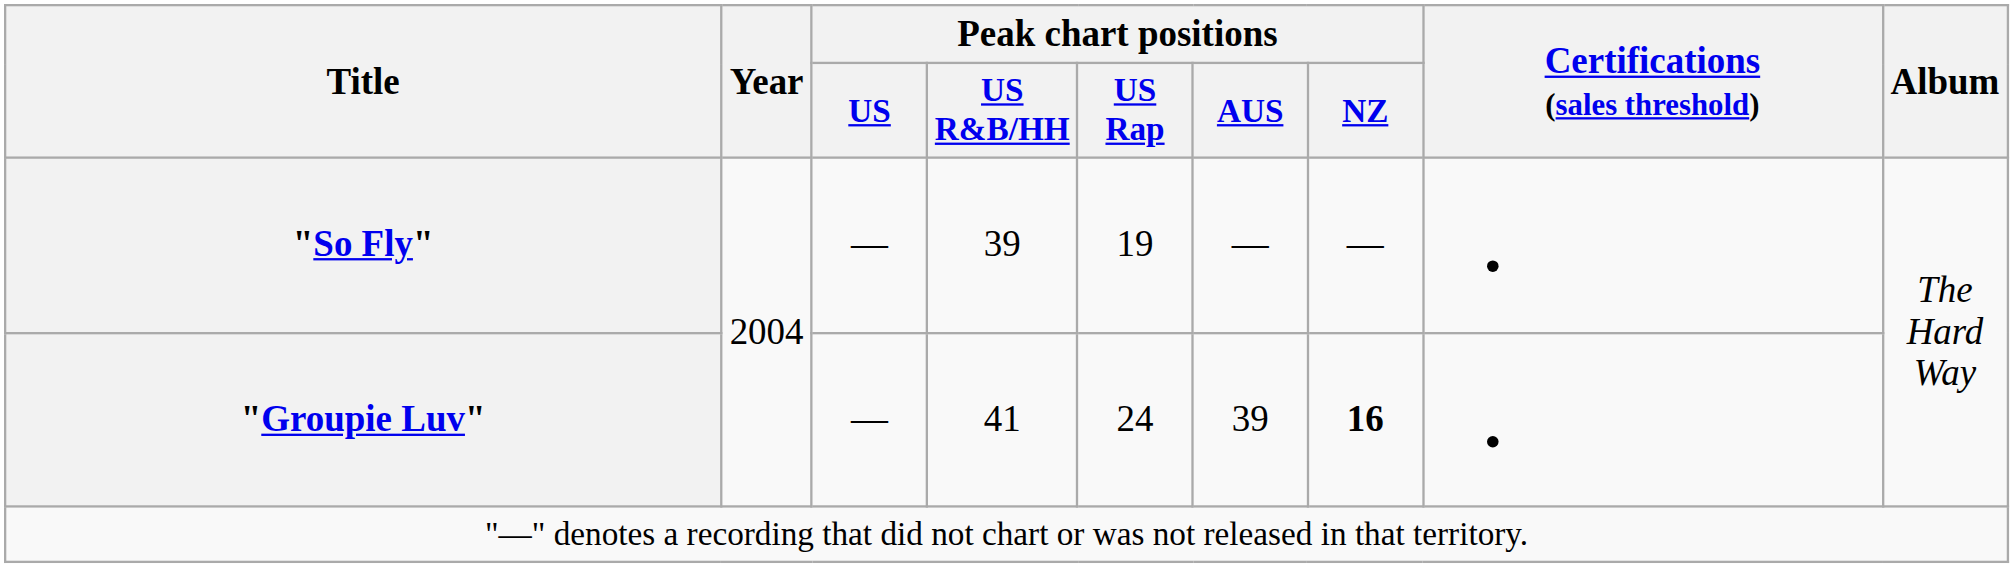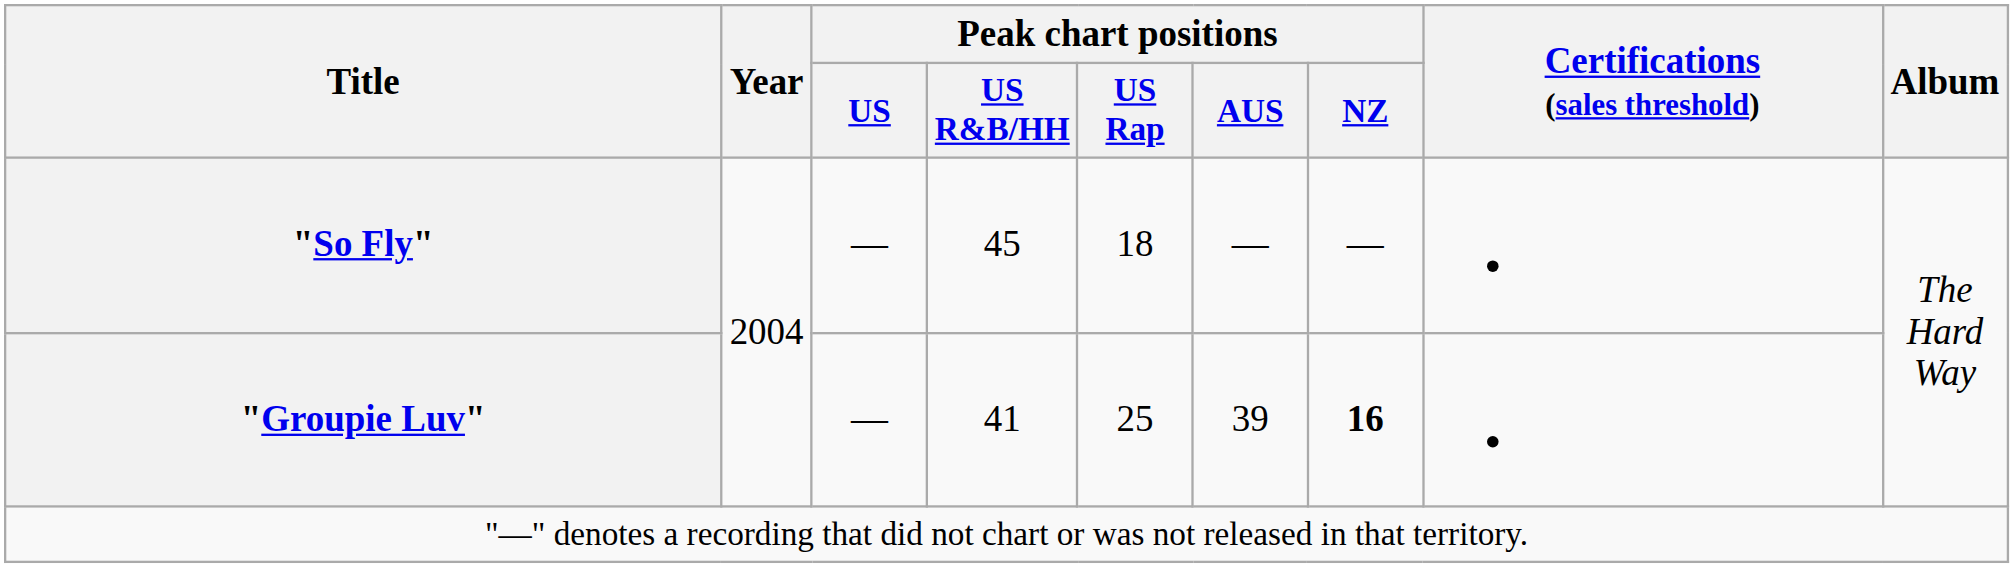(1002, 244) 39 -> (1002, 244) 45
(1135, 244) 19 -> (1135, 244) 18
(1135, 418) 24 -> (1135, 418) 25
